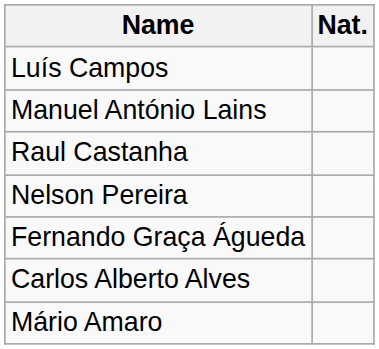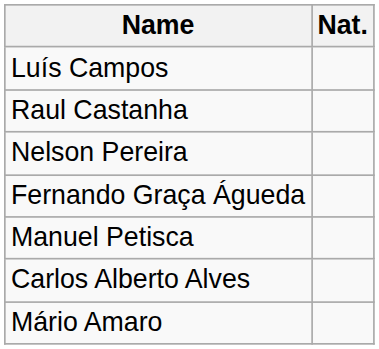- row: (139, 110)
+ row: (102, 237)
